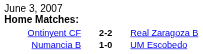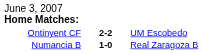(164, 33) Real Zaragoza B -> (159, 33) UM Escobedo
(159, 45) UM Escobedo -> (164, 45) Real Zaragoza B
